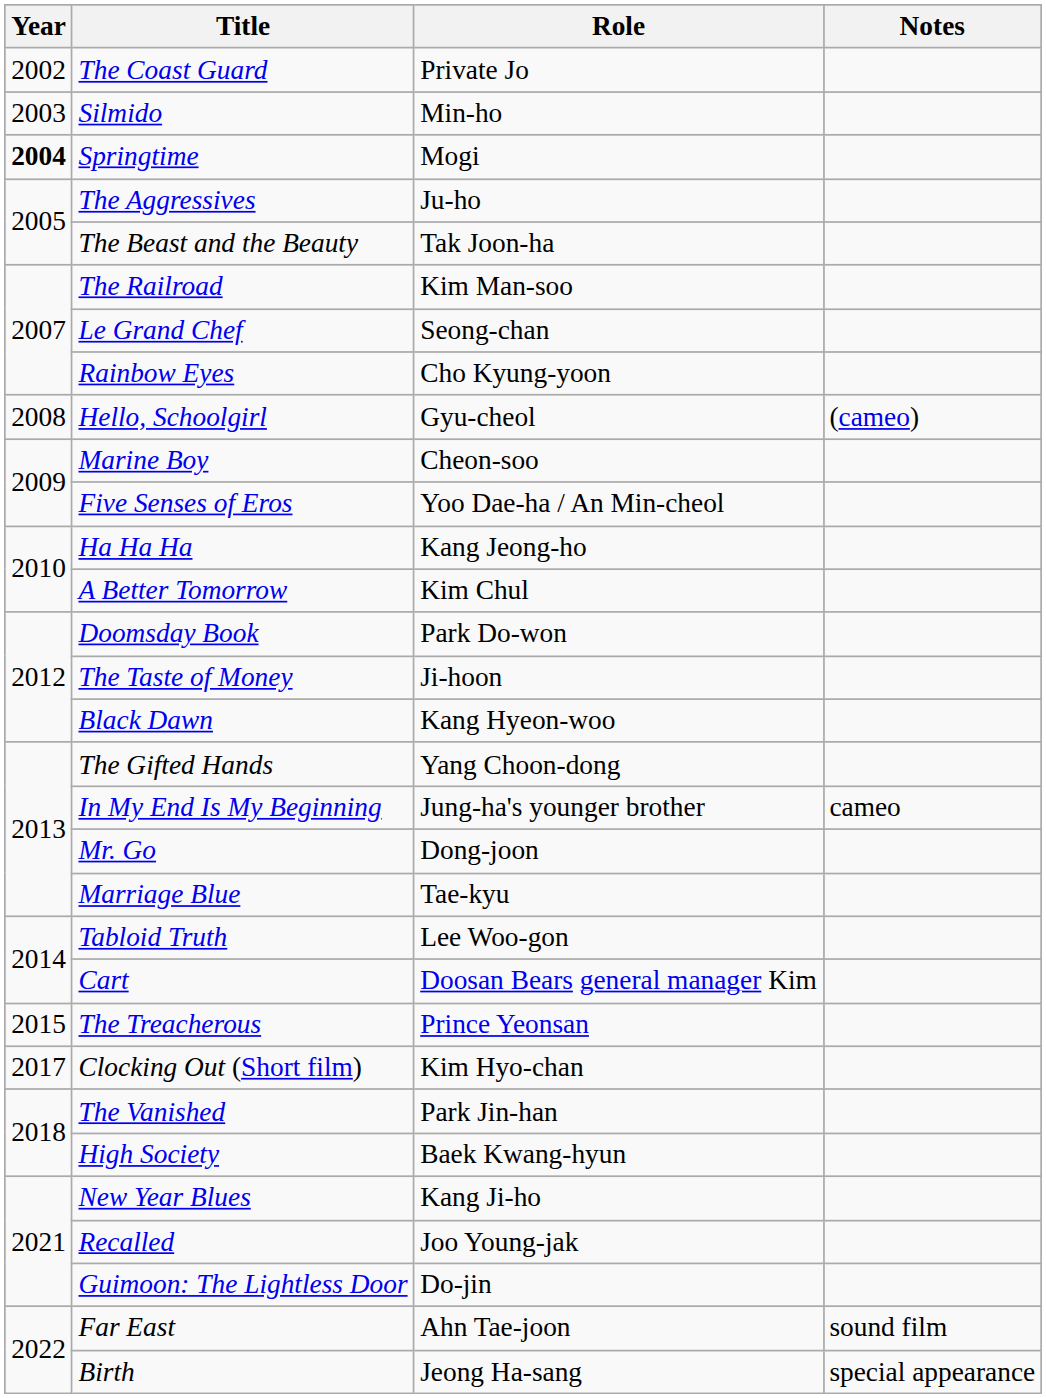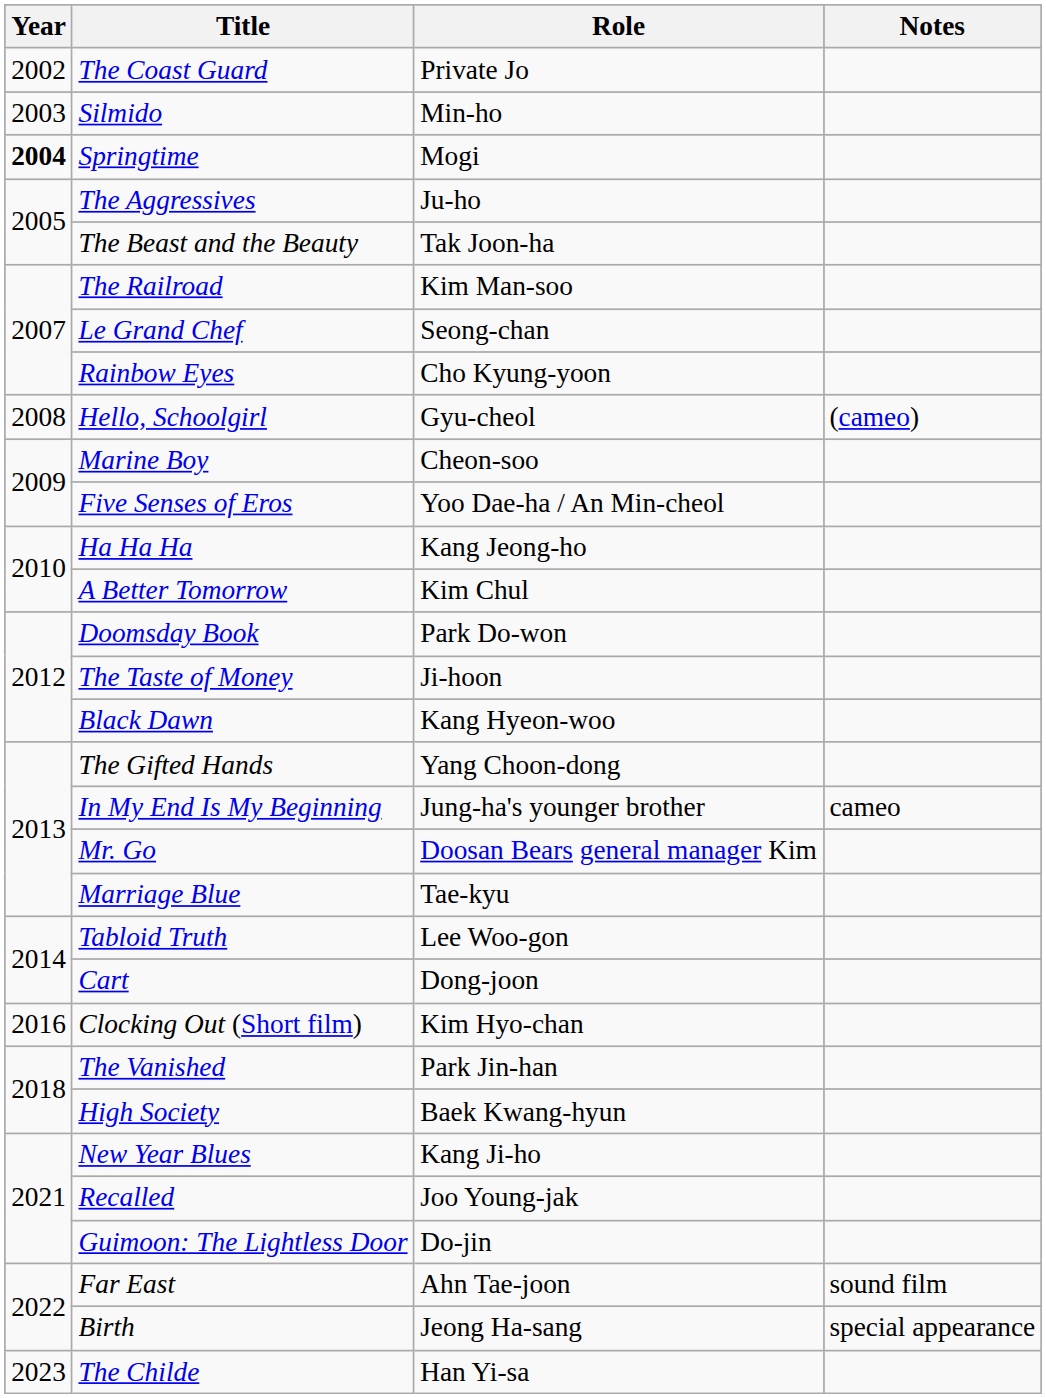(479, 850) Dong-joon -> (618, 850) Doosan Bears general manager Kim
(618, 980) Doosan Bears general manager Kim -> (479, 980) Dong-joon
- row: (170, 1024)
(39, 1067) 2017 -> (39, 1024) 2016
+ row: (139, 1371)
